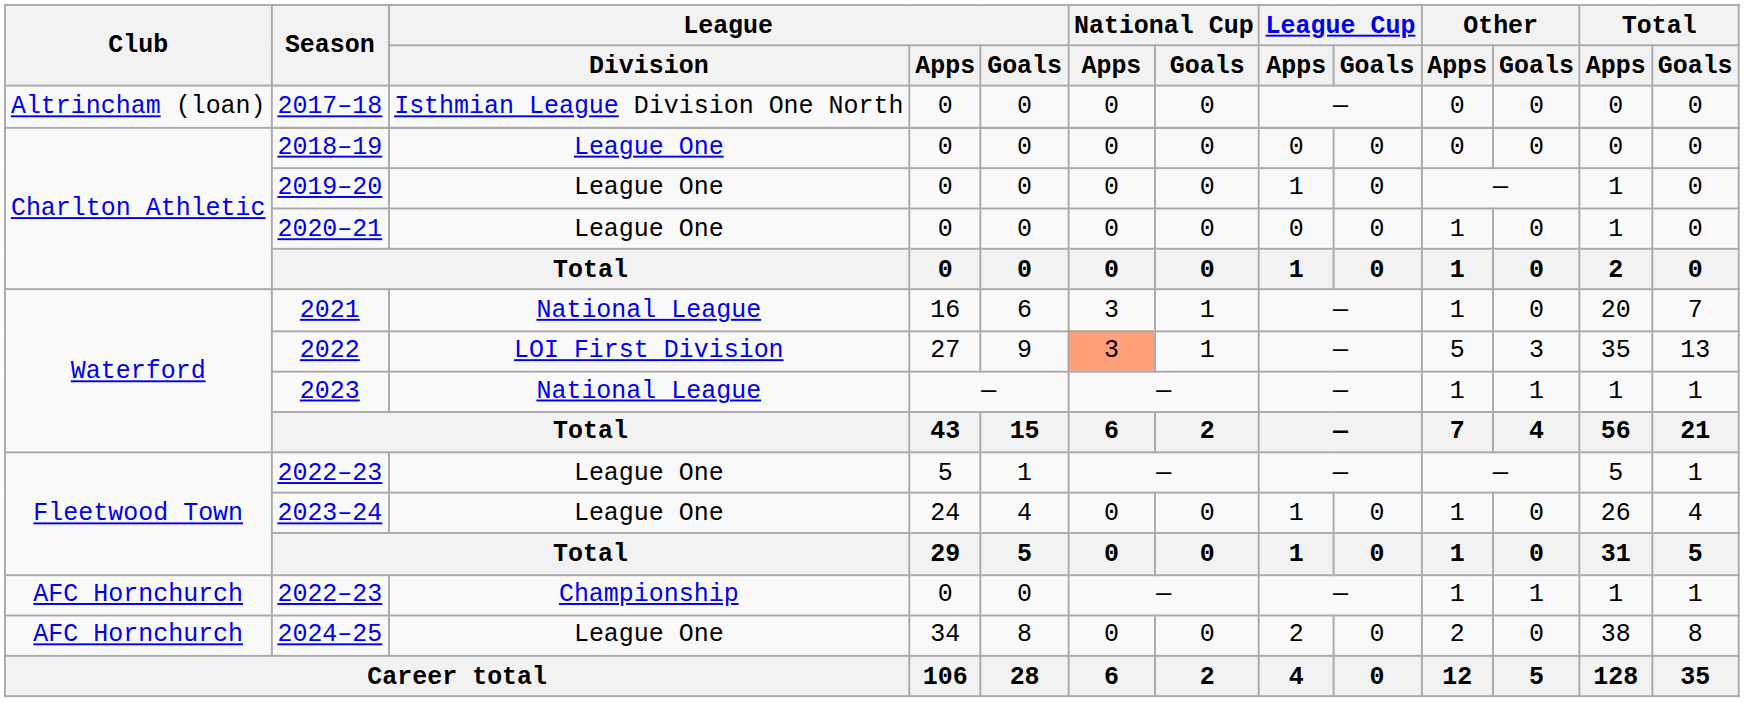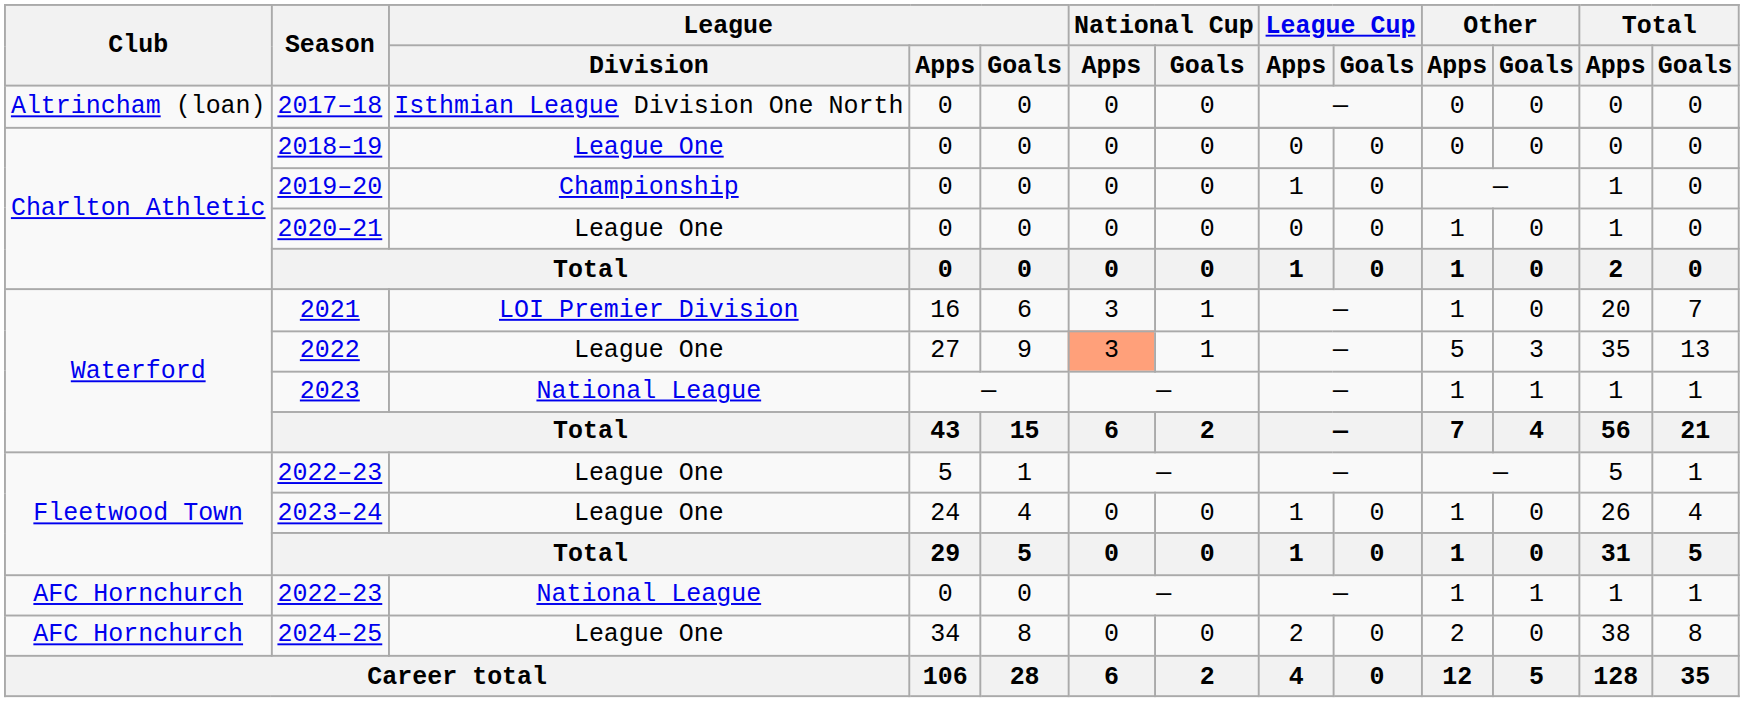(649, 188) League One -> (649, 188) Championship
(649, 310) National League -> (649, 310) LOI Premier Division
(649, 351) LOI First Division -> (649, 351) League One
(649, 595) Championship -> (649, 595) National League
